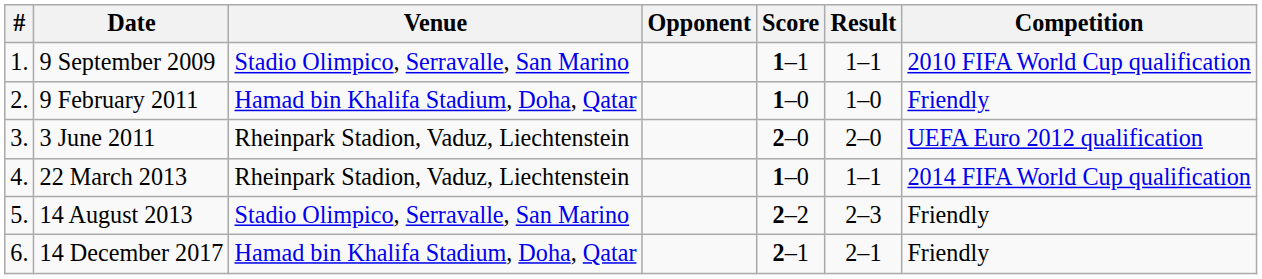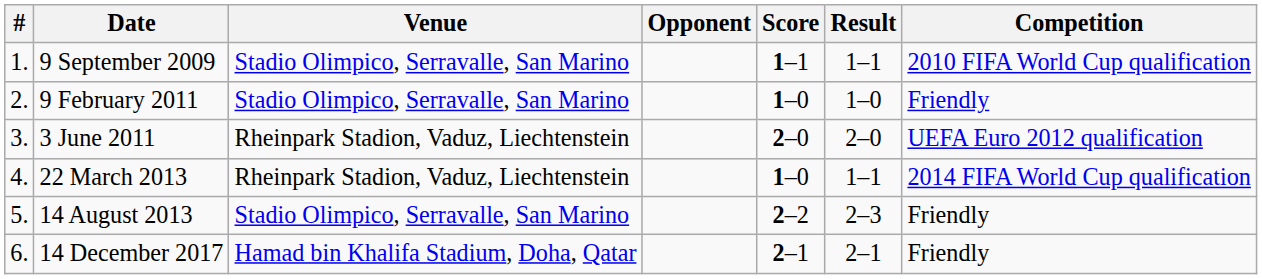(435, 100) Hamad bin Khalifa Stadium, Doha, Qatar -> (432, 100) Stadio Olimpico, Serravalle, San Marino
